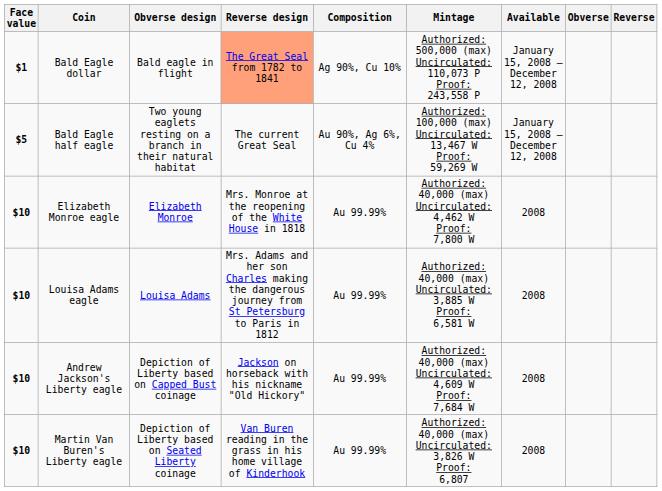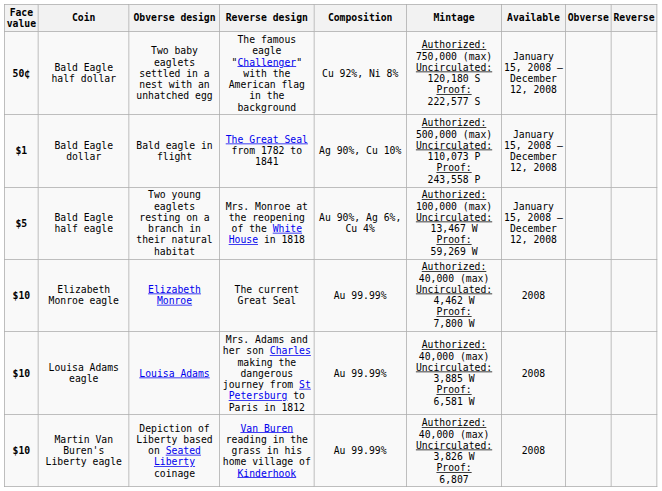+ row: (84, 73)
(267, 68) lightsalmon background -> (267, 151) no background
(267, 140) The current Great Seal -> (267, 223) Mrs. Monroe at the reopening of the White House in 1818
(267, 212) Mrs. Monroe at the reopening of the White House in 1818 -> (267, 295) The current Great Seal
- row: (84, 379)
